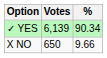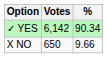(56, 28) 6,139 -> (56, 28) 6,142
